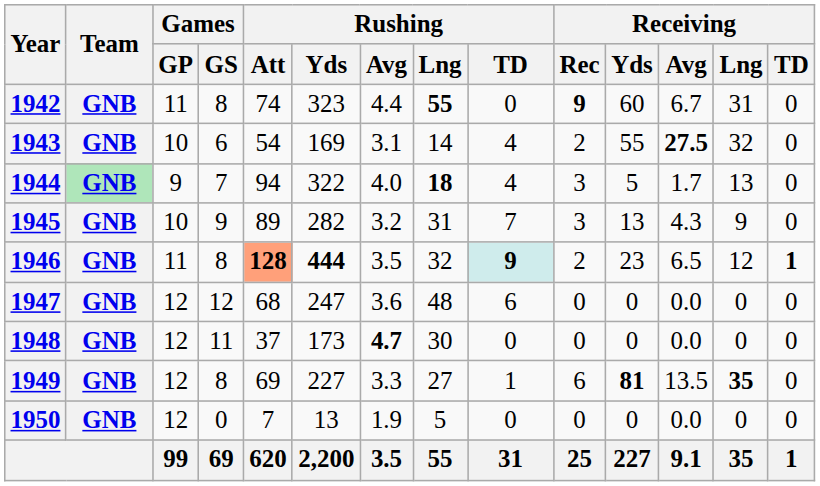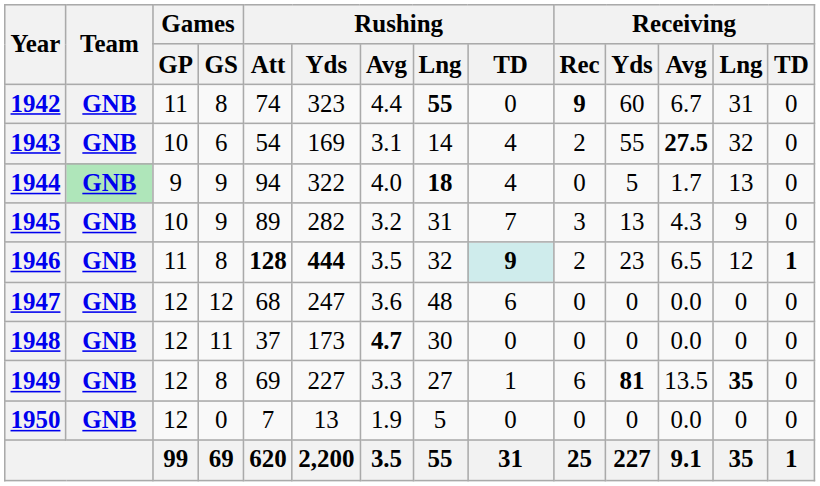(221, 182) 7 -> (221, 182) 9
(580, 182) 3 -> (580, 182) 0
(268, 261) lightsalmon background -> (268, 261) no background
